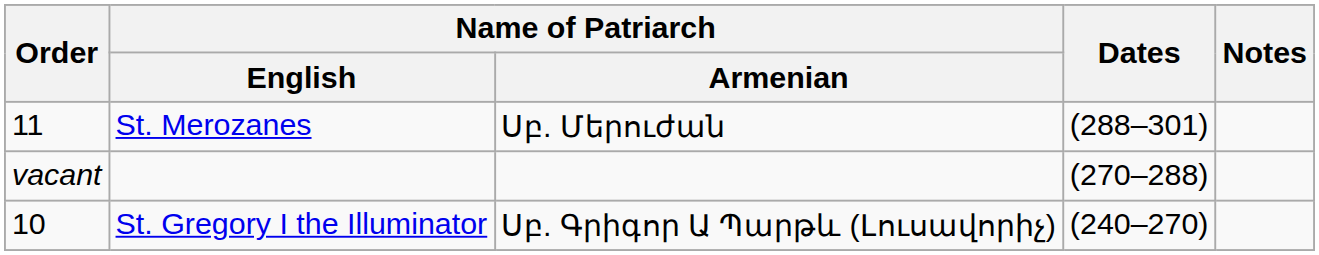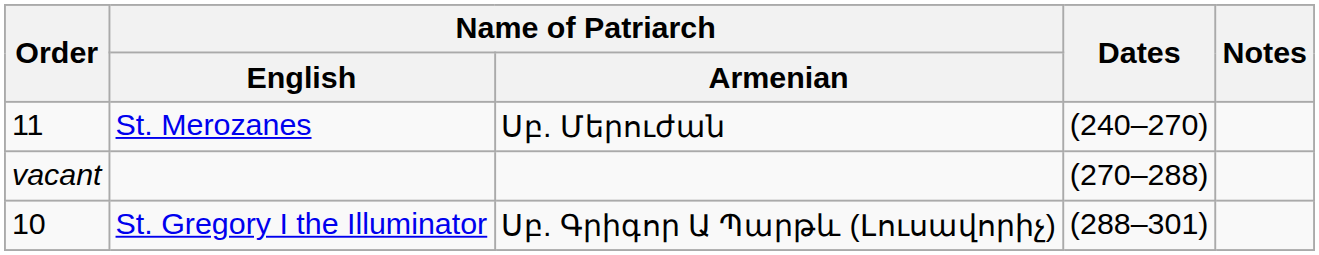(1139, 125) (288–301) -> (1139, 125) (240–270)
(1139, 224) (240–270) -> (1139, 224) (288–301)
